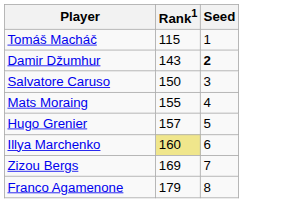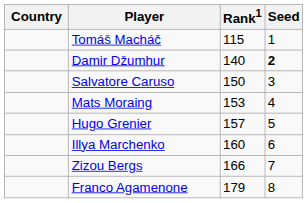+ column: (37, 16)
(170, 60) 143 -> (234, 60) 140
(170, 102) 155 -> (234, 102) 153
(170, 144) khaki background -> (234, 144) no background
(170, 166) 169 -> (234, 166) 166
